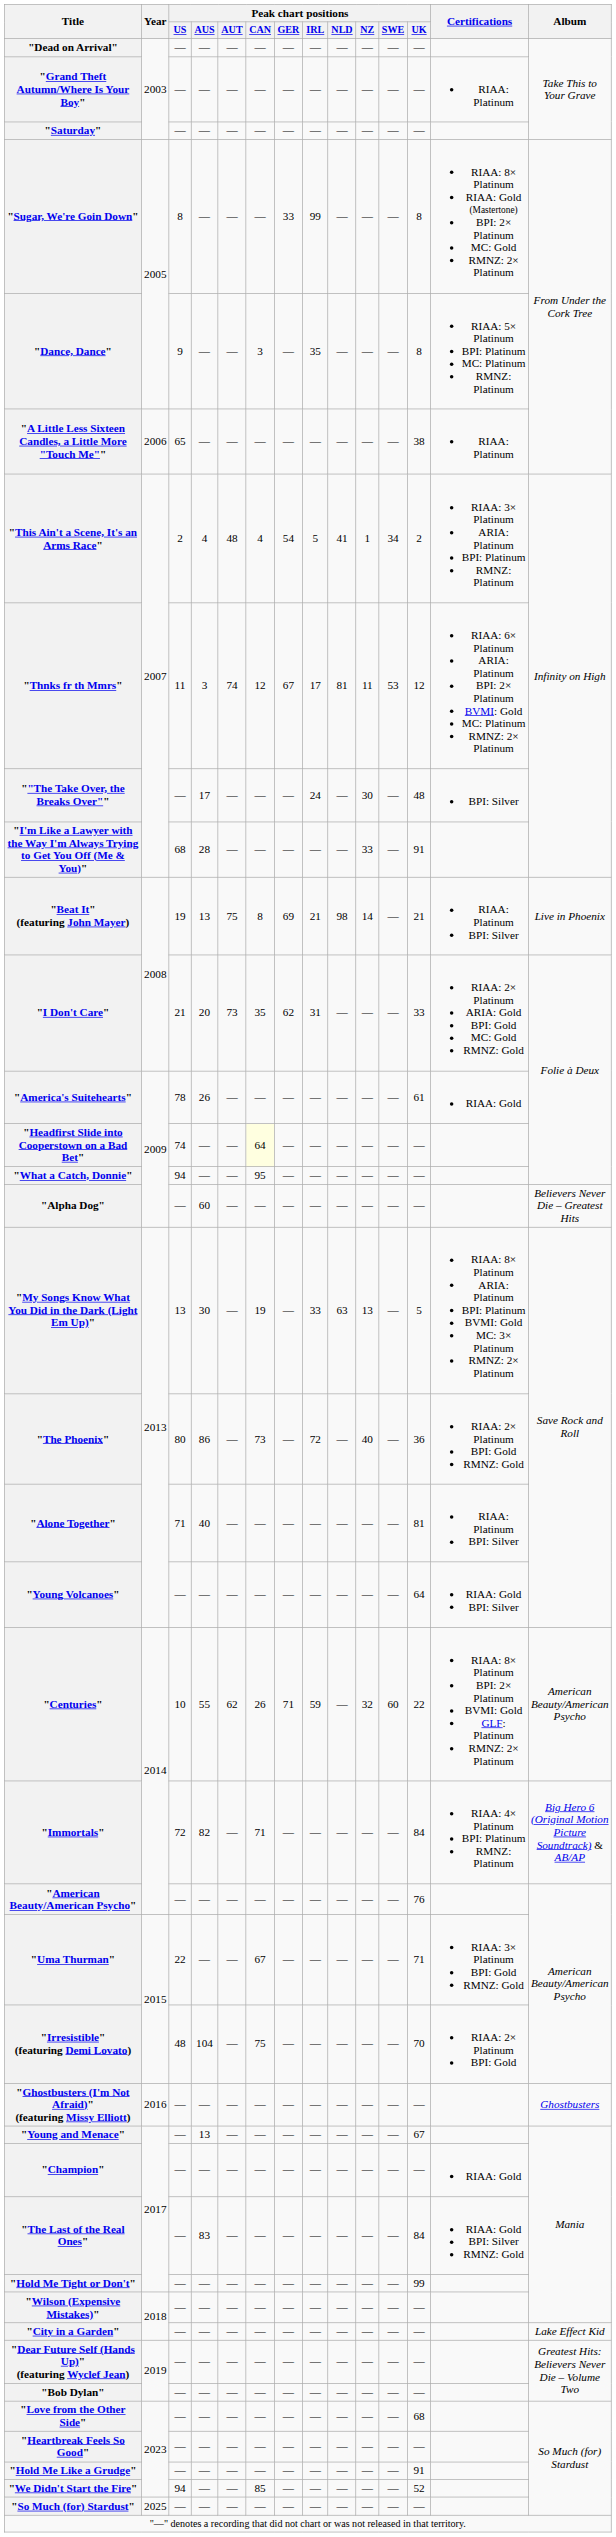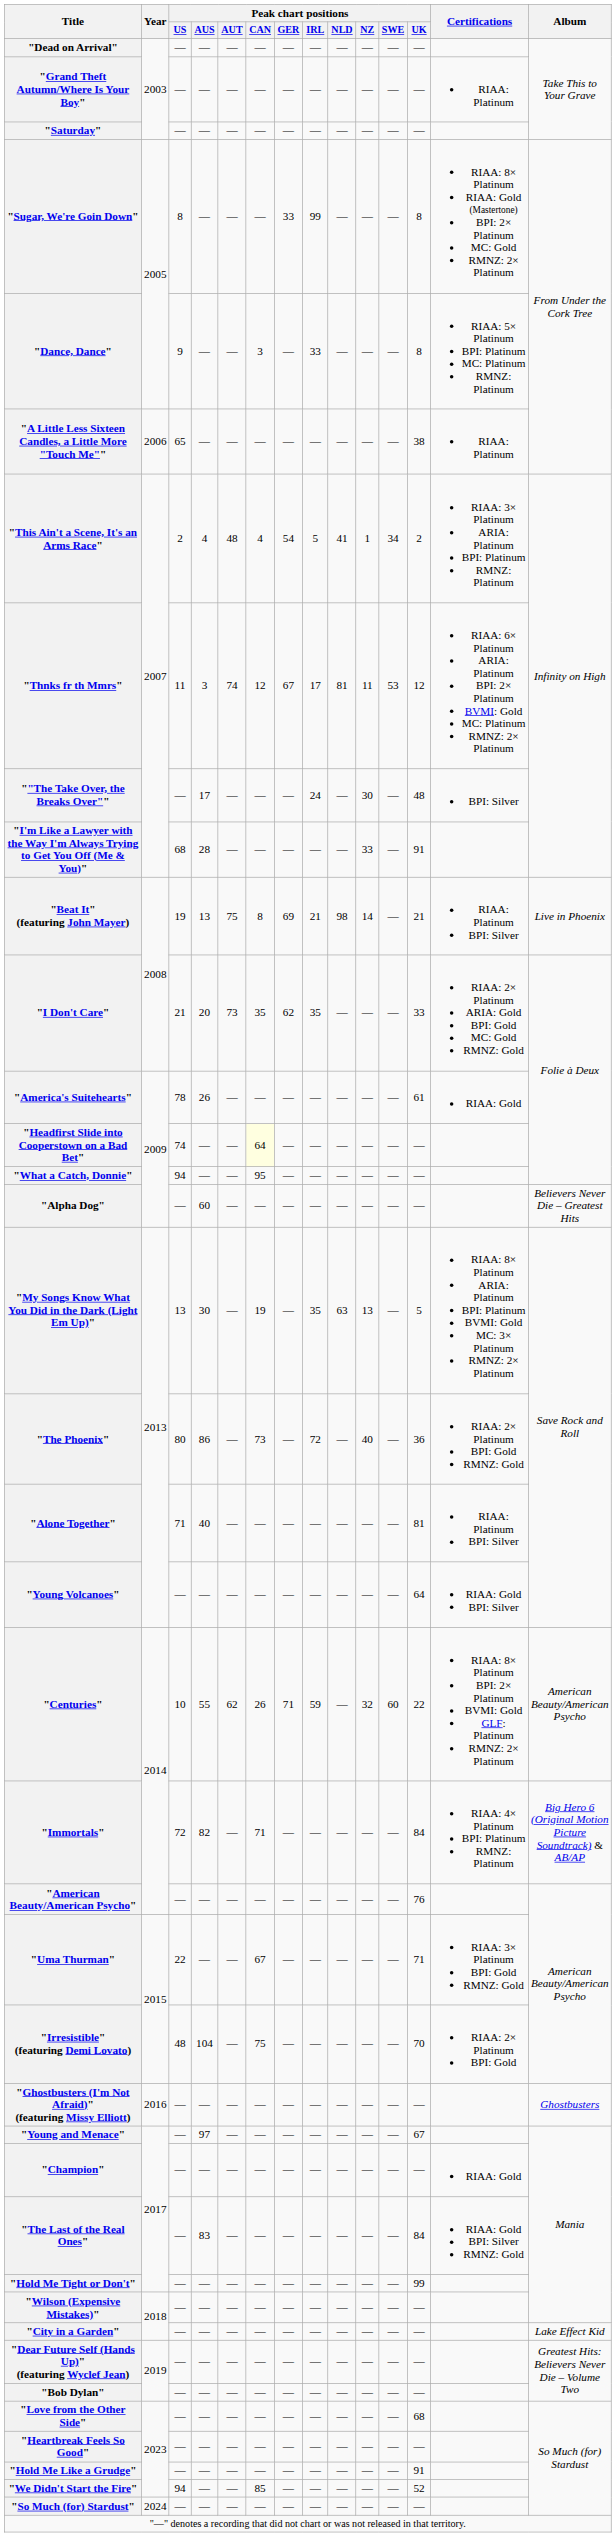(315, 351) 35 -> (315, 351) 33
(315, 1013) 31 -> (315, 1013) 35
(315, 1310) 33 -> (315, 1310) 35
(204, 2134) 13 -> (204, 2134) 97
(155, 2506) 2025 -> (155, 2506) 2024
